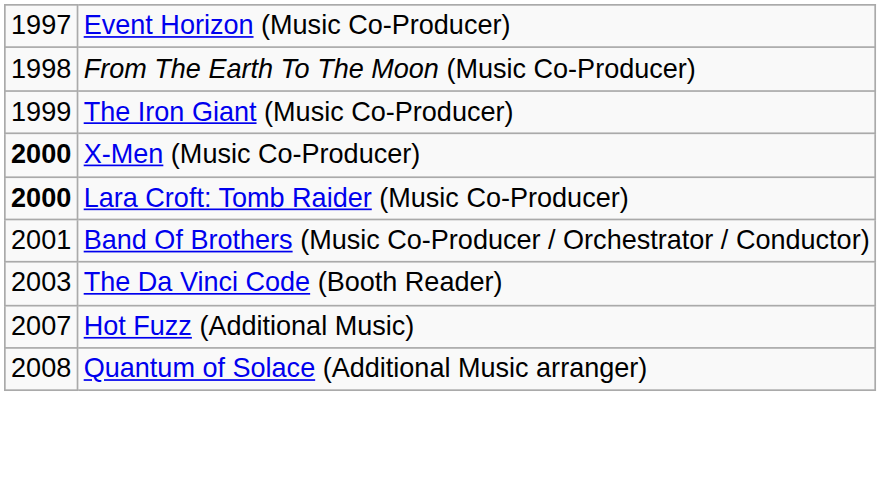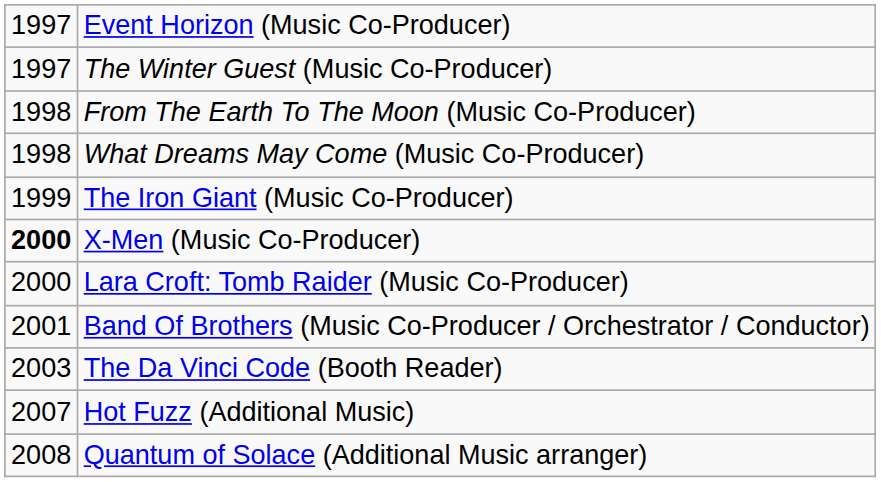+ row: (318, 68)
+ row: (364, 154)
(41, 197) bold -> (41, 283) normal
